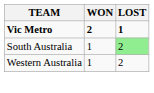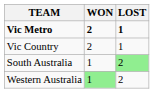+ row: (33, 46)
(89, 63) no background -> (89, 79) lightgreen background
